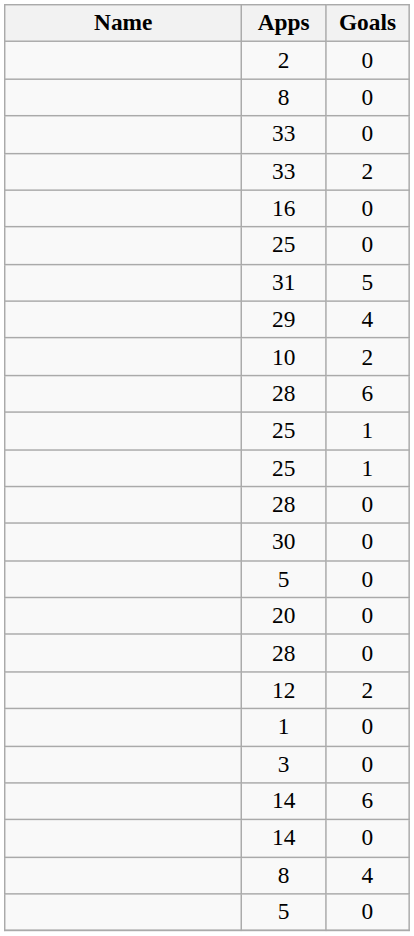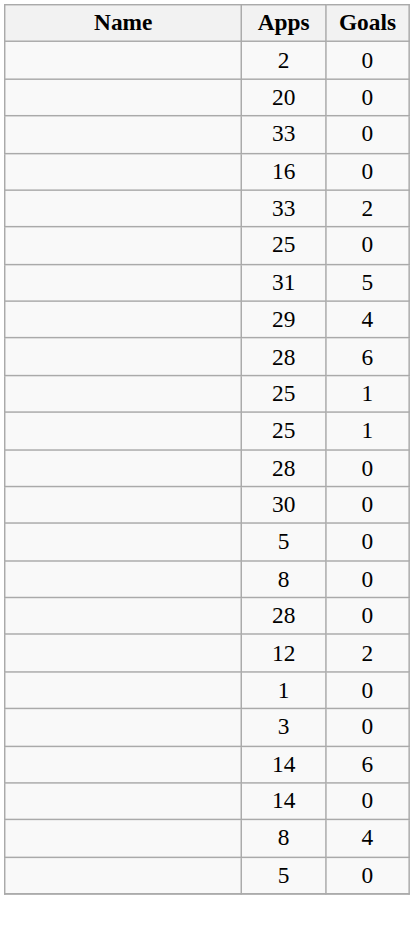rows swapped: (284, 97) <-> (284, 615)
rows swapped: (284, 171) <-> (284, 208)
- row: (284, 356)
